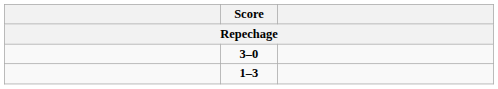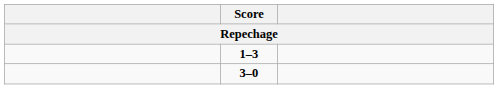rows swapped: (249, 73) <-> (249, 53)
